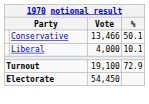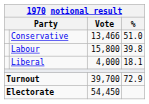(133, 37) 50.1 -> (133, 37) 51.0
+ row: (25, 50)
(133, 50) 10.1 -> (133, 62) 18.1
(105, 66) 19,100 -> (105, 79) 39,700
